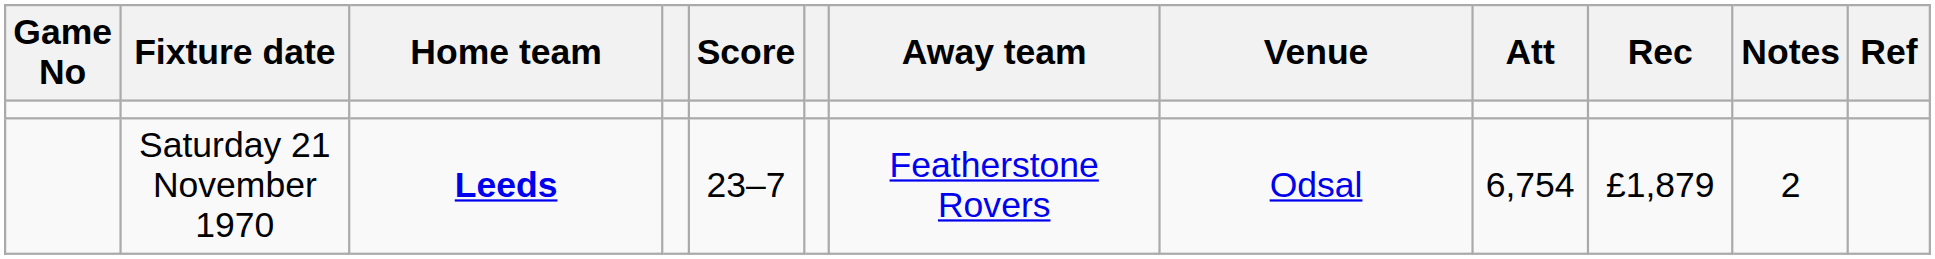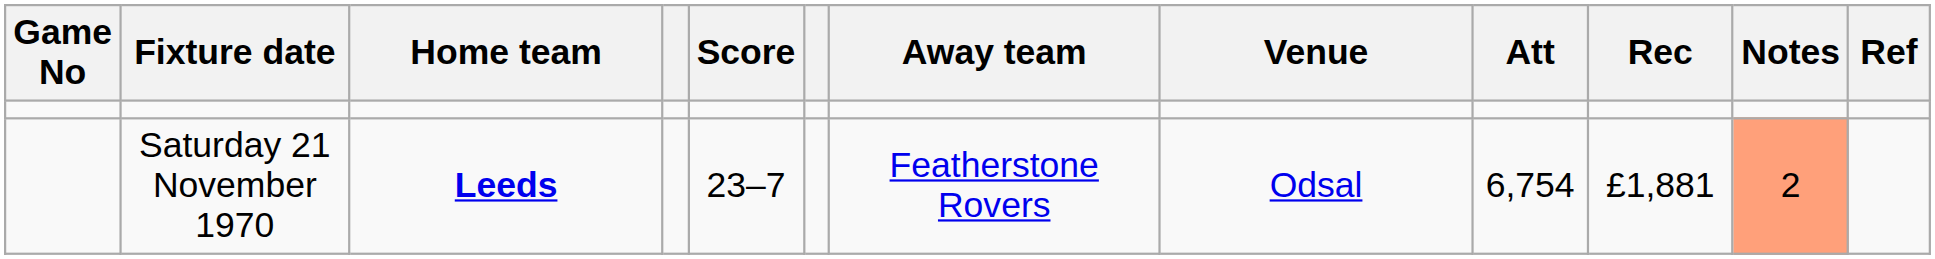(1660, 185) £1,879 -> (1660, 185) £1,881
(1791, 185) no background -> (1791, 185) lightsalmon background
